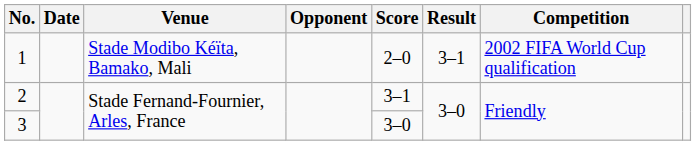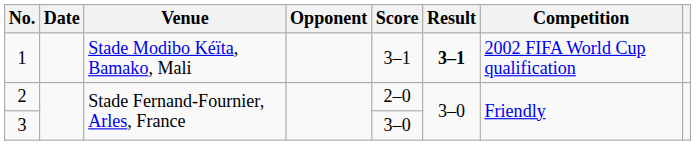(397, 57) 2–0 -> (397, 57) 3–1
(452, 57) normal -> (452, 57) bold
(397, 96) 3–1 -> (397, 96) 2–0
